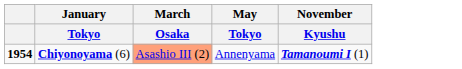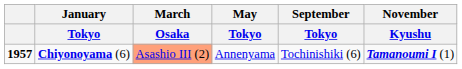+ column: (321, 34)
(20, 53) 1954 -> (20, 53) 1957
